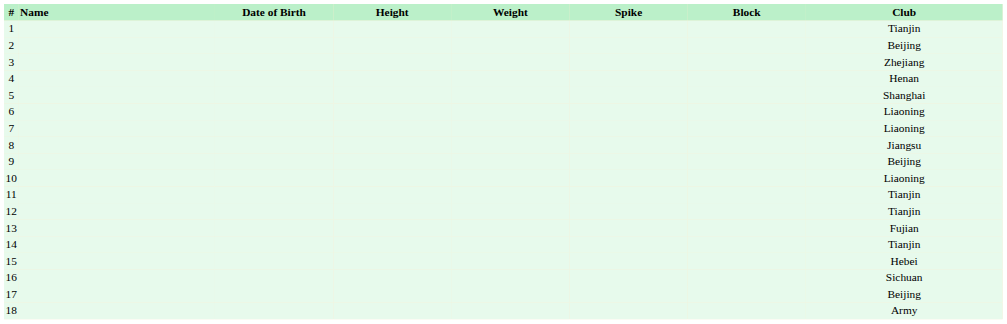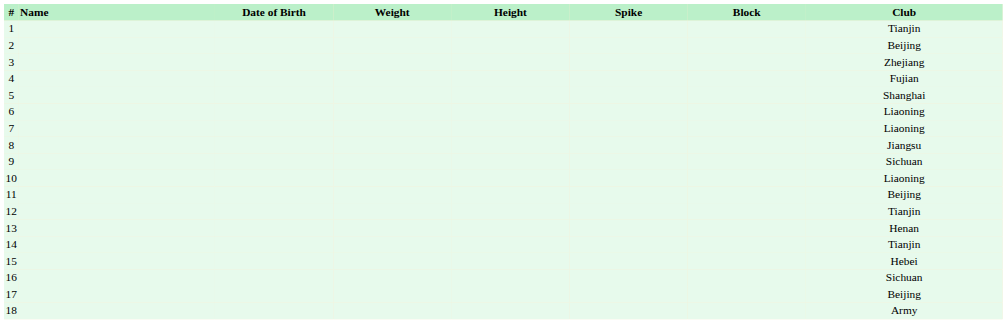columns swapped: (392, 12) <-> (510, 12)
(904, 78) Henan -> (904, 78) Fujian
(904, 161) Beijing -> (904, 161) Sichuan
(904, 194) Tianjin -> (904, 194) Beijing
(904, 228) Fujian -> (904, 228) Henan
